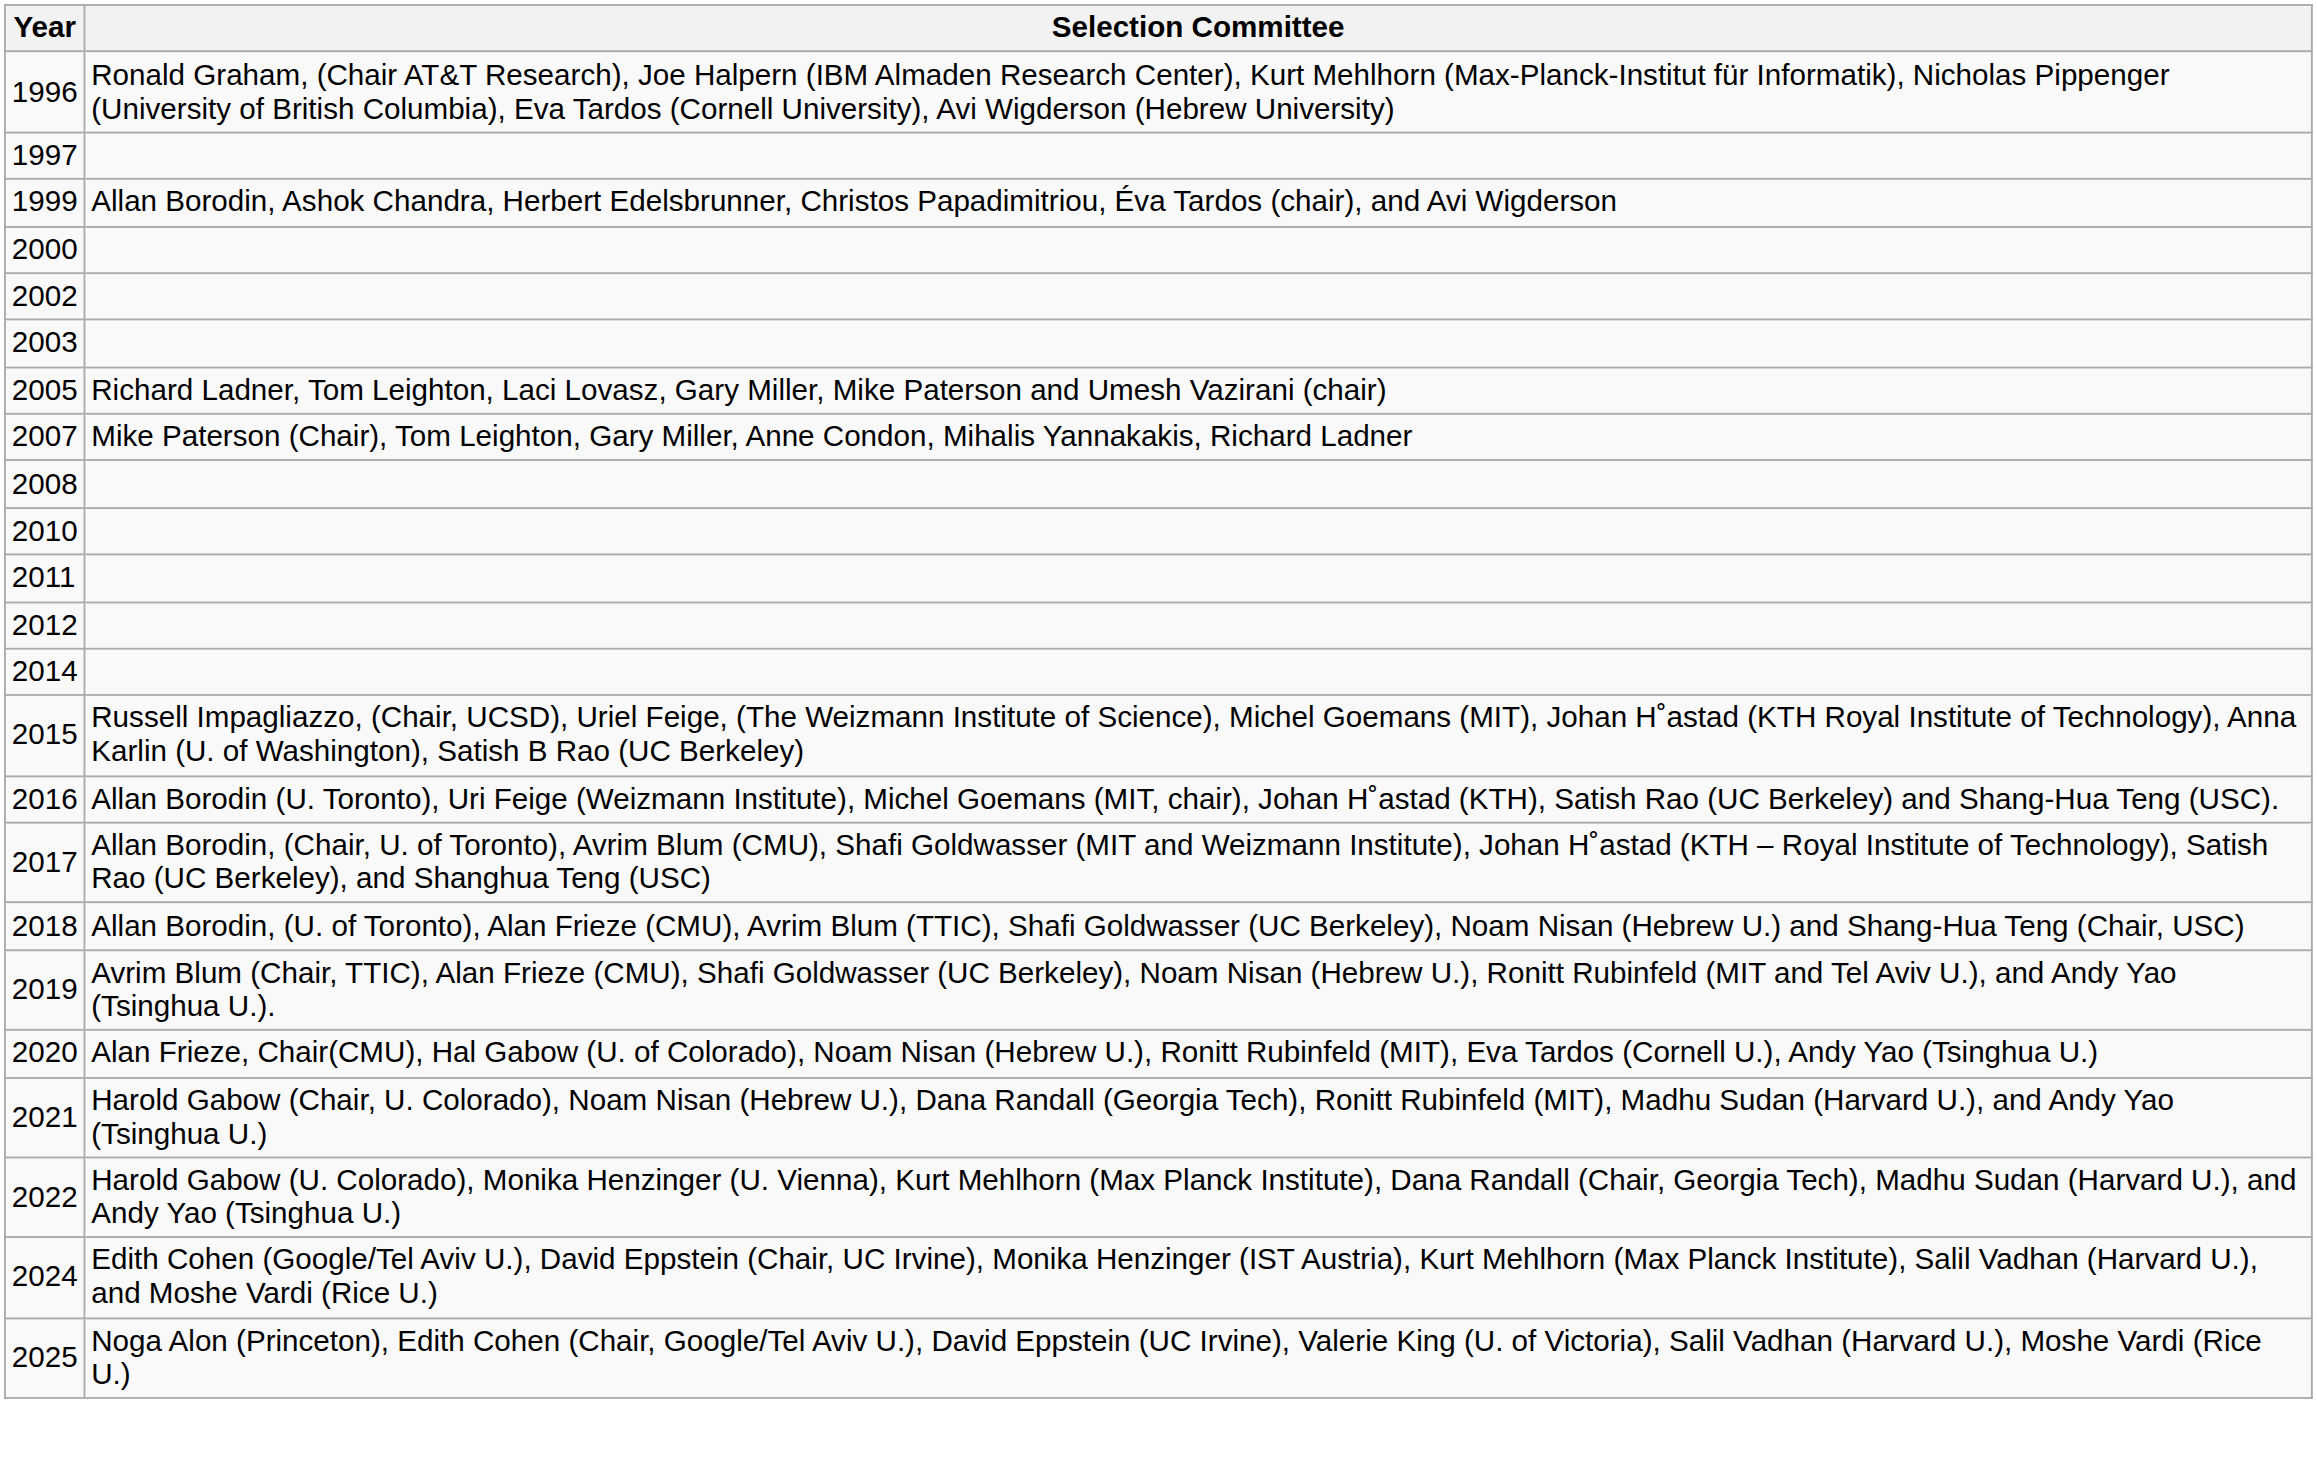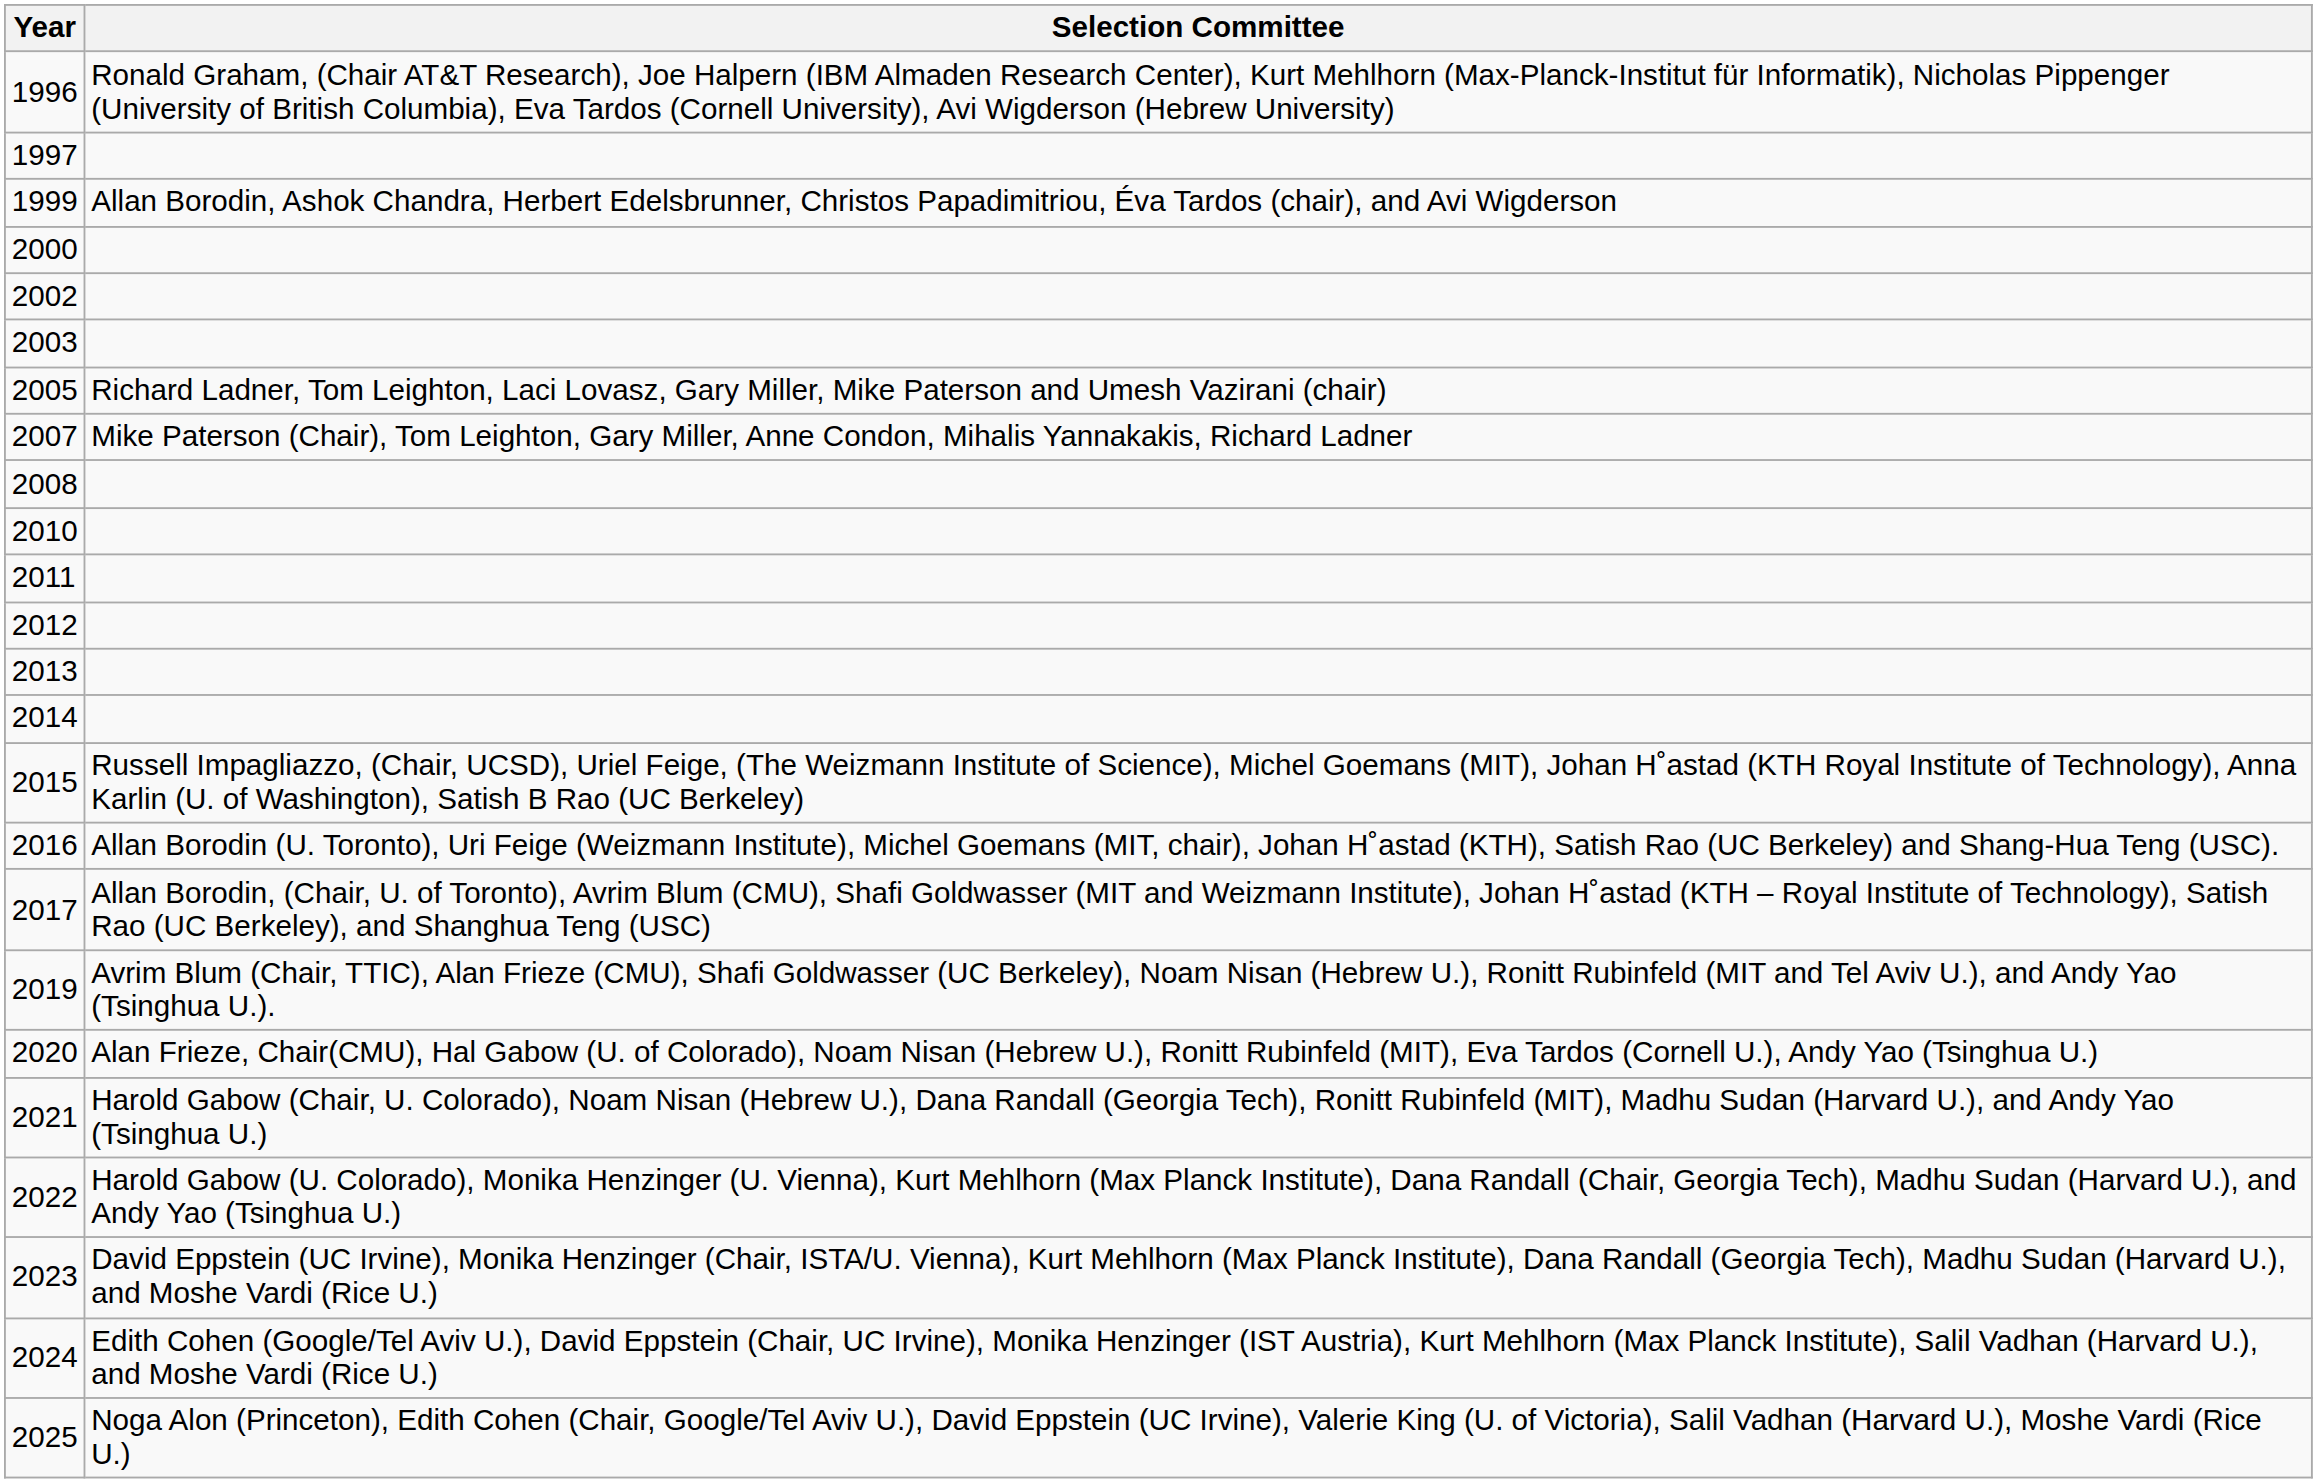+ row: (45, 671)
- row: (45, 925)
+ row: (45, 1277)
